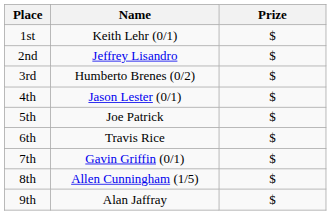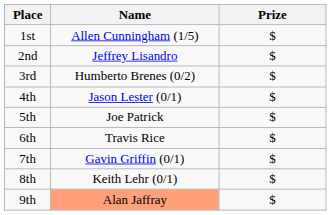(135, 35) Keith Lehr (0/1) -> (135, 35) Allen Cunningham (1/5)
(135, 179) Allen Cunningham (1/5) -> (135, 179) Keith Lehr (0/1)
(135, 199) no background -> (135, 199) lightsalmon background
